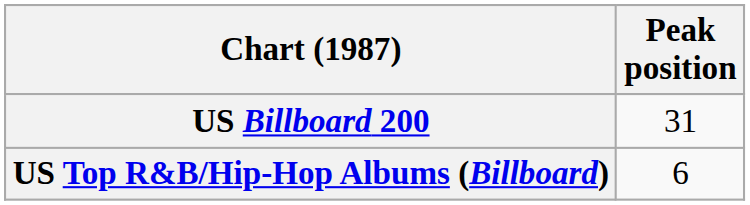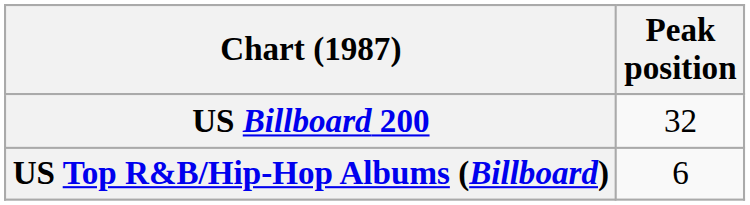(680, 120) 31 -> (680, 120) 32
